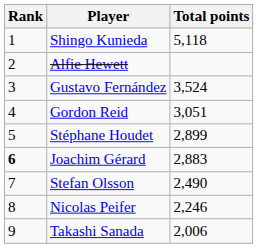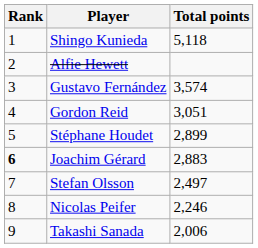(190, 87) 3,524 -> (190, 87) 3,574
(190, 183) 2,490 -> (190, 183) 2,497
